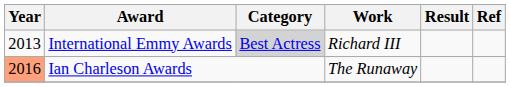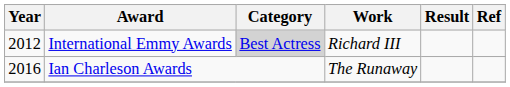(25, 43) 2013 -> (25, 43) 2012
(25, 69) lightsalmon background -> (25, 69) no background
